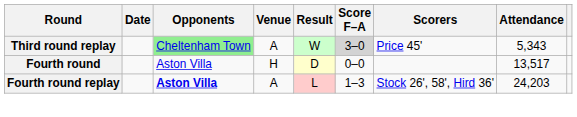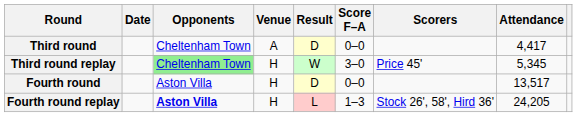+ row: (63, 45)
(274, 45) A -> (274, 64) H
(355, 45) lightgrey background -> (355, 64) no background
(532, 45) 5,343 -> (532, 64) 5,345
(274, 83) A -> (274, 102) H
(532, 83) 24,203 -> (532, 102) 24,205
